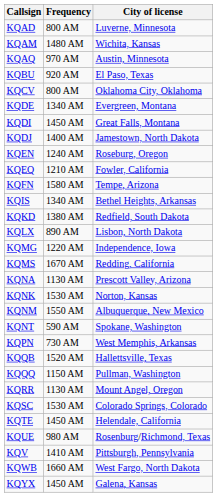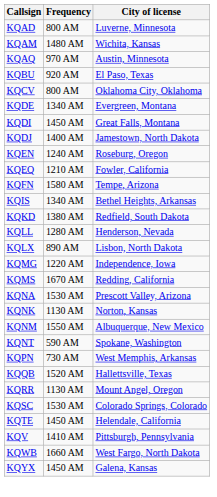+ row: (20, 232)
(65, 279) 1130 AM -> (65, 295) 1530 AM
(65, 295) 1530 AM -> (65, 311) 1130 AM
- row: (21, 374)
- row: (20, 437)
